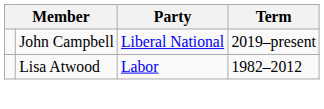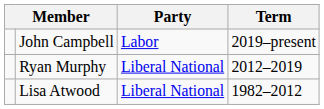(173, 41) Liberal National -> (140, 41) Labor
+ row: (63, 66)
(140, 66) Labor -> (173, 91) Liberal National
